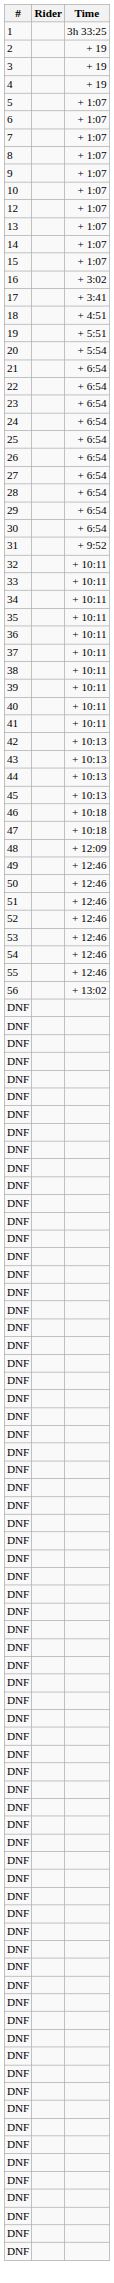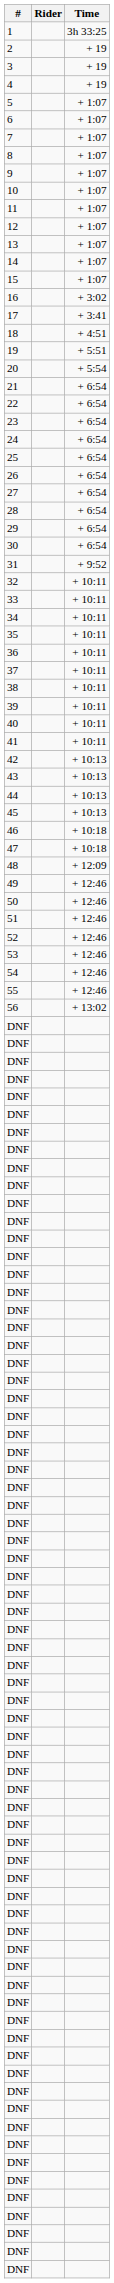+ row: (12, 208)
